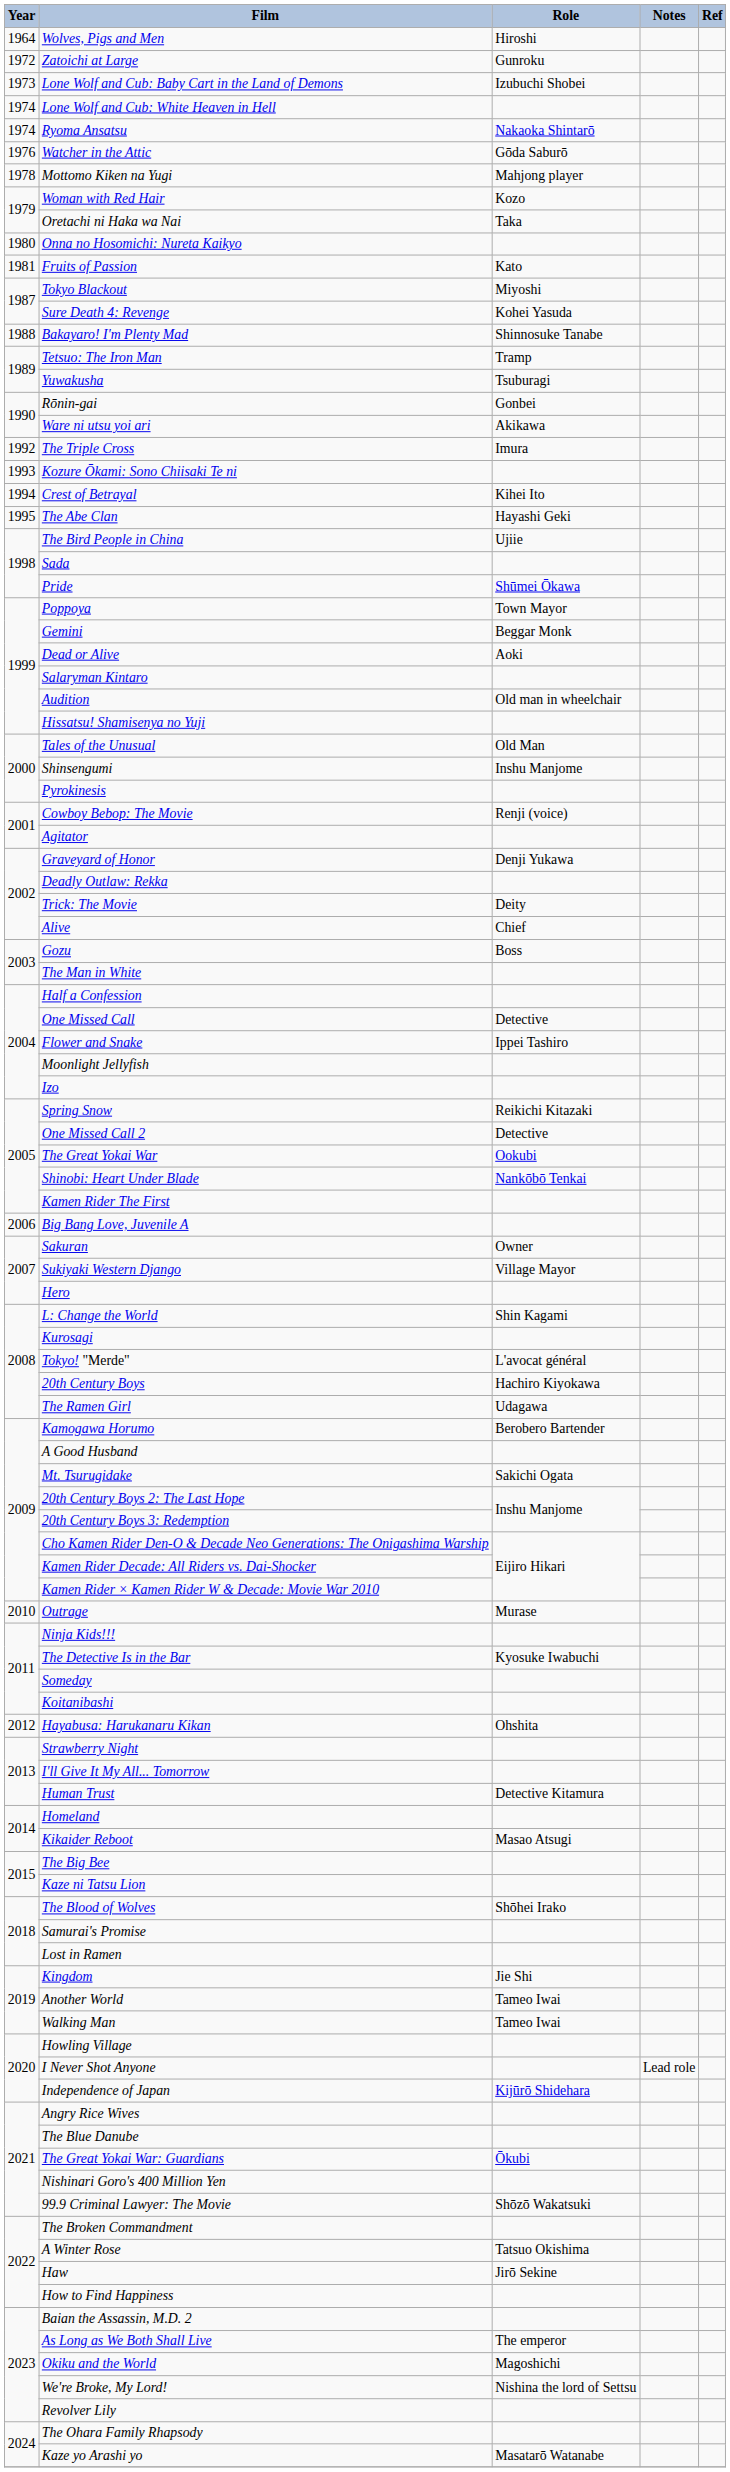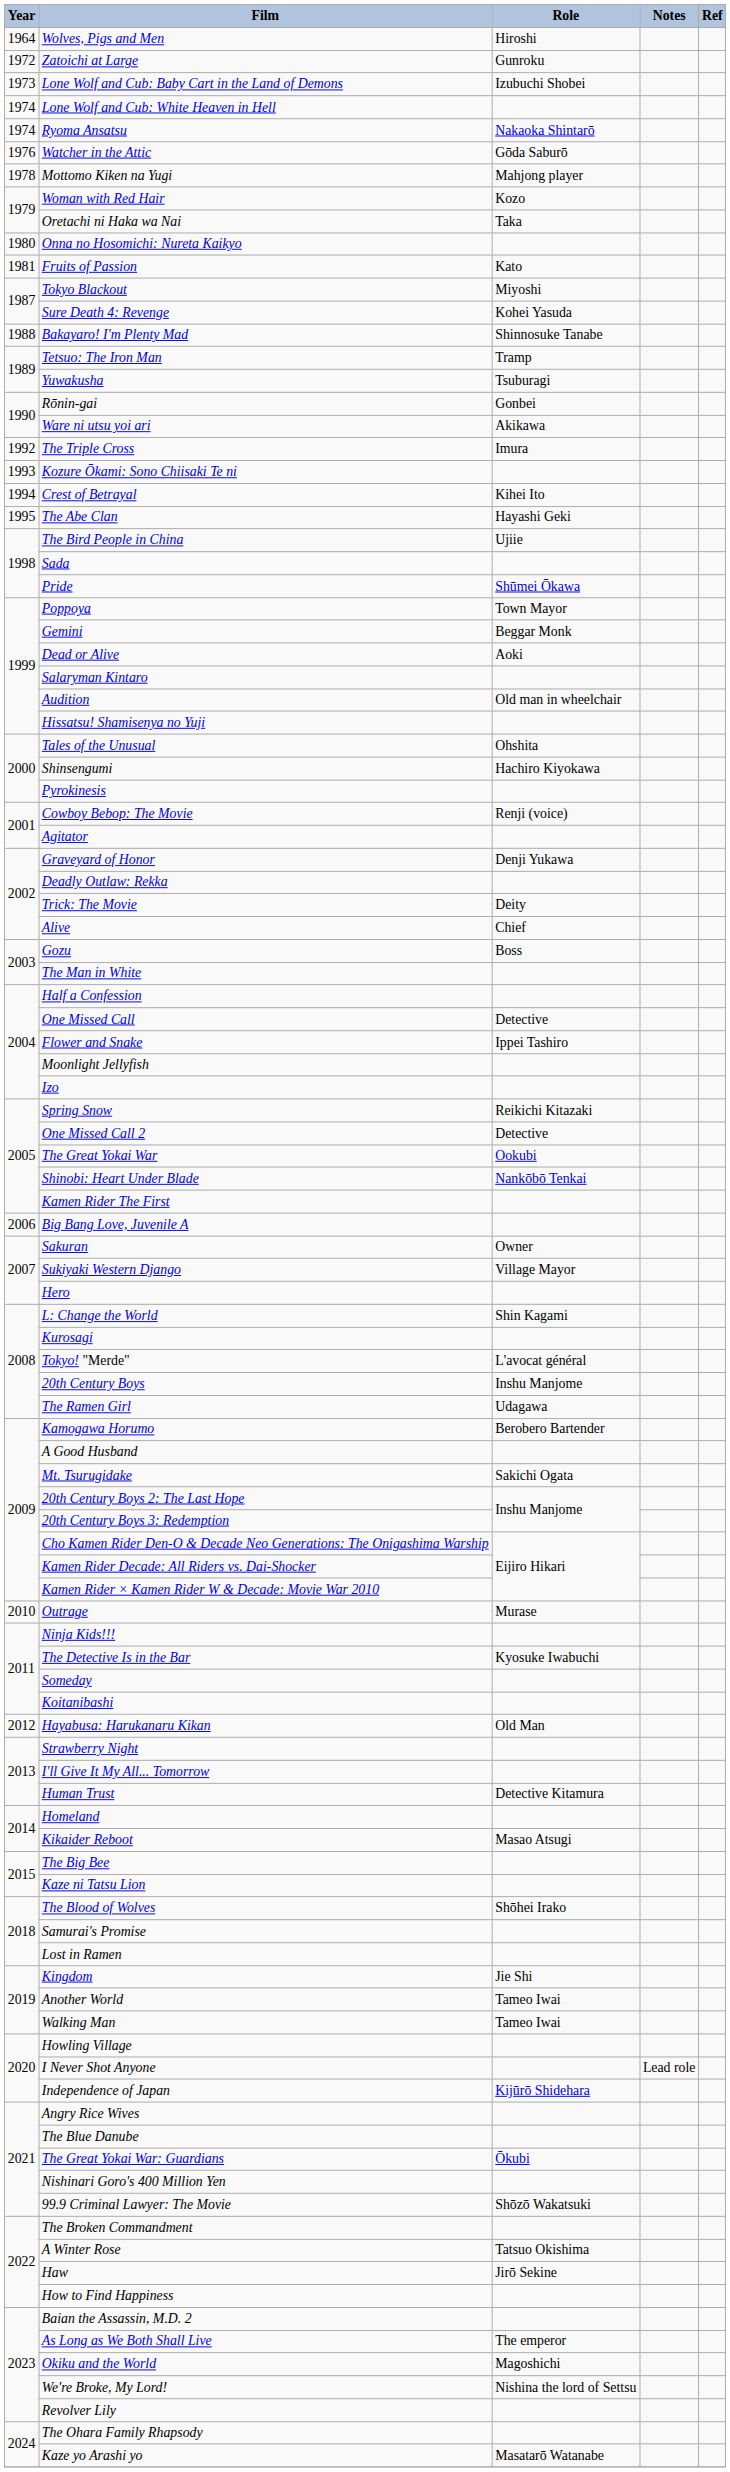(520, 745) Old Man -> (517, 745) Ohshita
(539, 768) Inshu Manjome -> (548, 768) Hachiro Kiyokawa
(548, 1384) Hachiro Kiyokawa -> (539, 1384) Inshu Manjome
(517, 1726) Ohshita -> (520, 1726) Old Man
